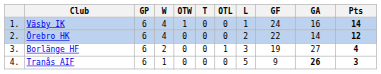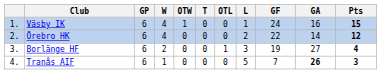(356, 24) 14 -> (356, 24) 15
(275, 62) 9 -> (275, 62) 7
